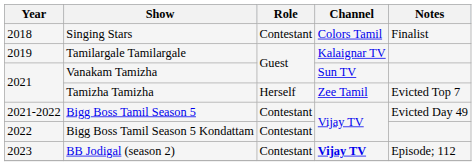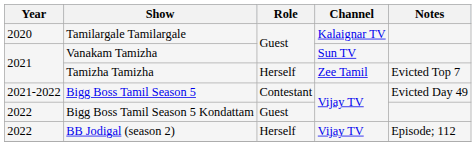- row: (99, 33)
(20, 53) 2019 -> (20, 33) 2020
(286, 131) Contestant -> (274, 111) Guest
(20, 151) 2023 -> (20, 131) 2022
(286, 151) Contestant -> (278, 131) Herself
(342, 151) bold -> (341, 131) normal
